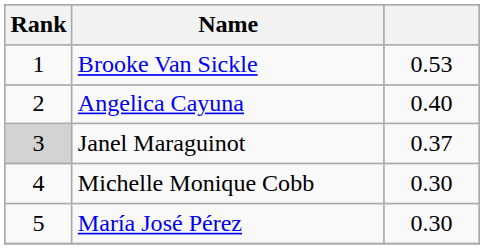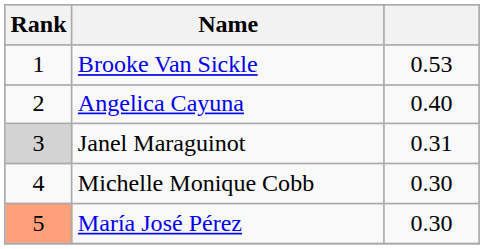(431, 143) 0.37 -> (431, 143) 0.31
(39, 223) no background -> (39, 223) lightsalmon background
